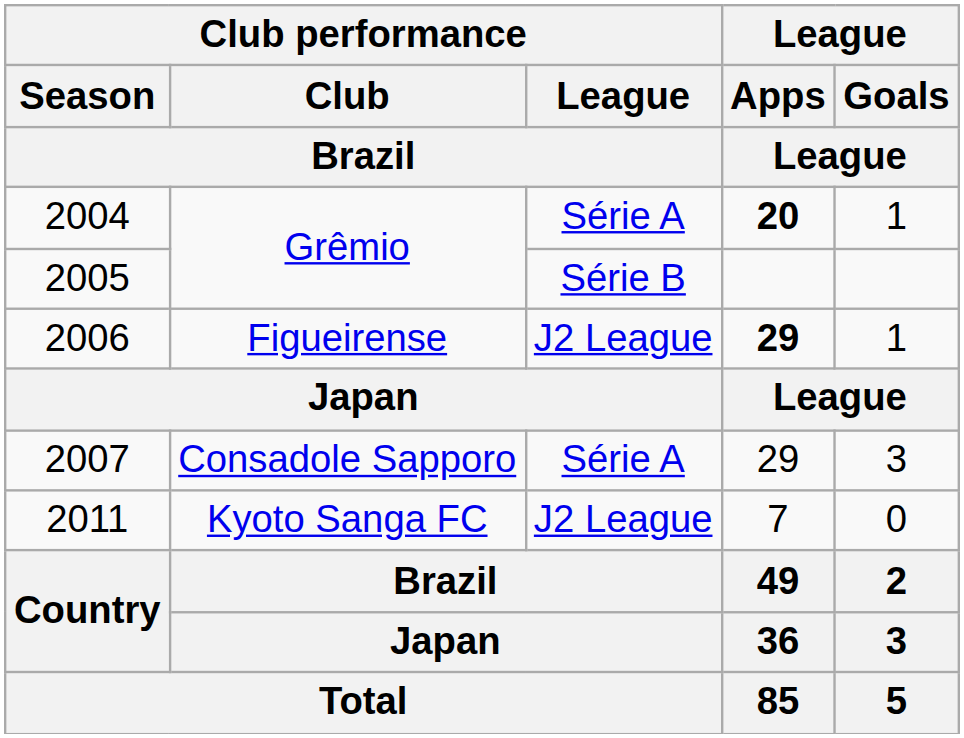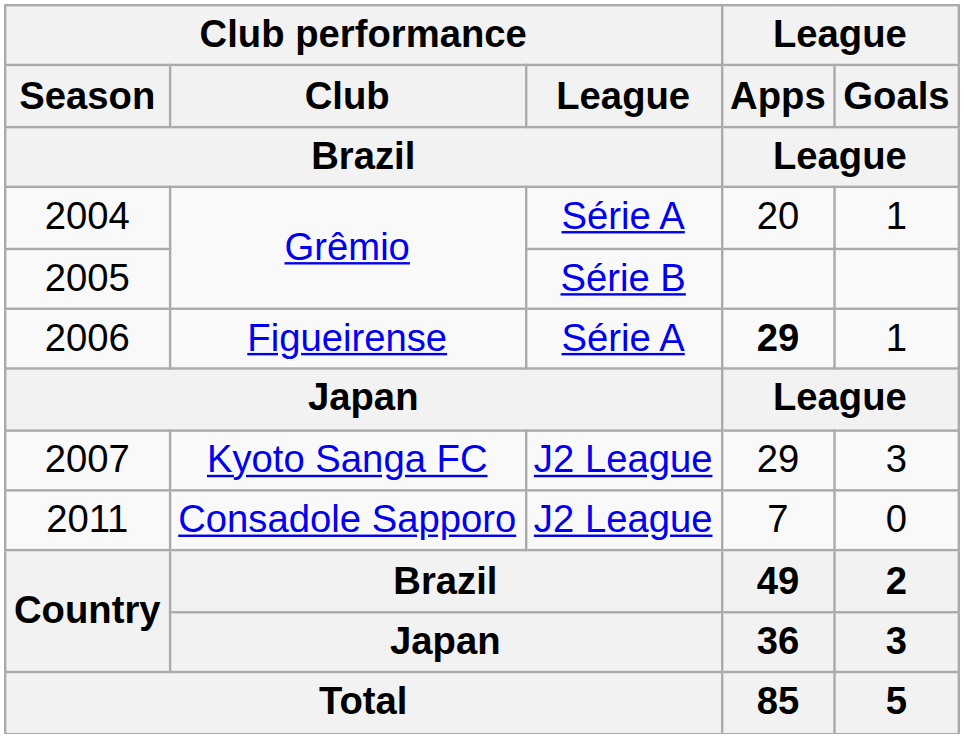(778, 216) bold -> (778, 216) normal
(623, 338) J2 League -> (623, 338) Série A
(347, 459) Consadole Sapporo -> (347, 459) Kyoto Sanga FC
(623, 459) Série A -> (623, 459) J2 League
(347, 519) Kyoto Sanga FC -> (347, 519) Consadole Sapporo
